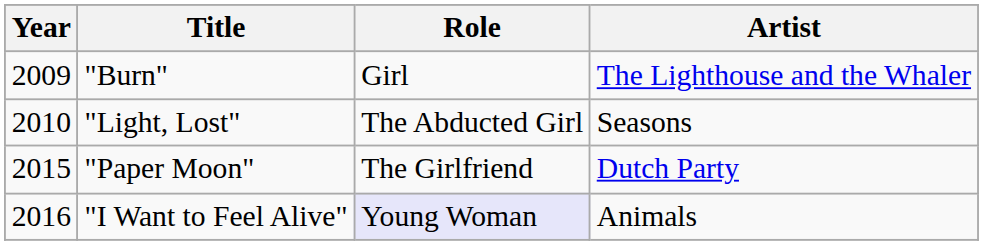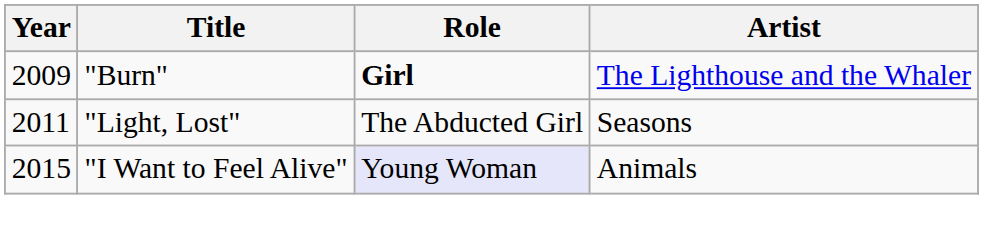(385, 74) normal -> (387, 74) bold
(41, 121) 2010 -> (41, 121) 2011
- row: (169, 168)
(41, 215) 2016 -> (41, 168) 2015
